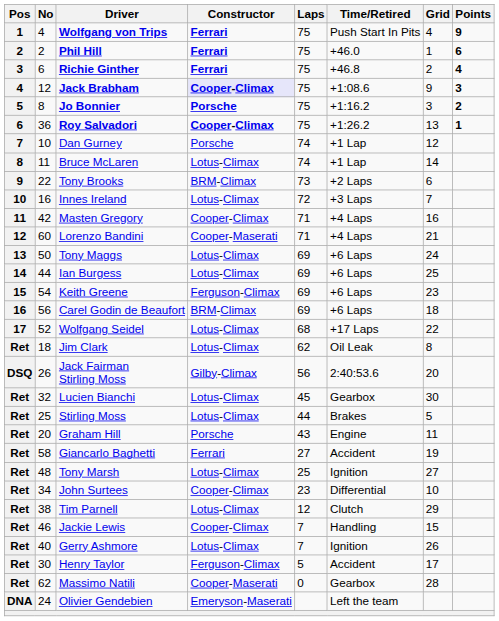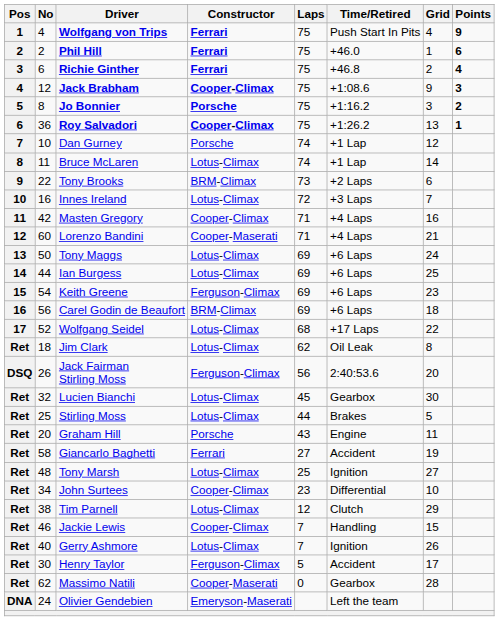(232, 88) lavender background -> (232, 88) no background
(224, 372) Gilby-Climax -> (235, 372) Ferguson-Climax
